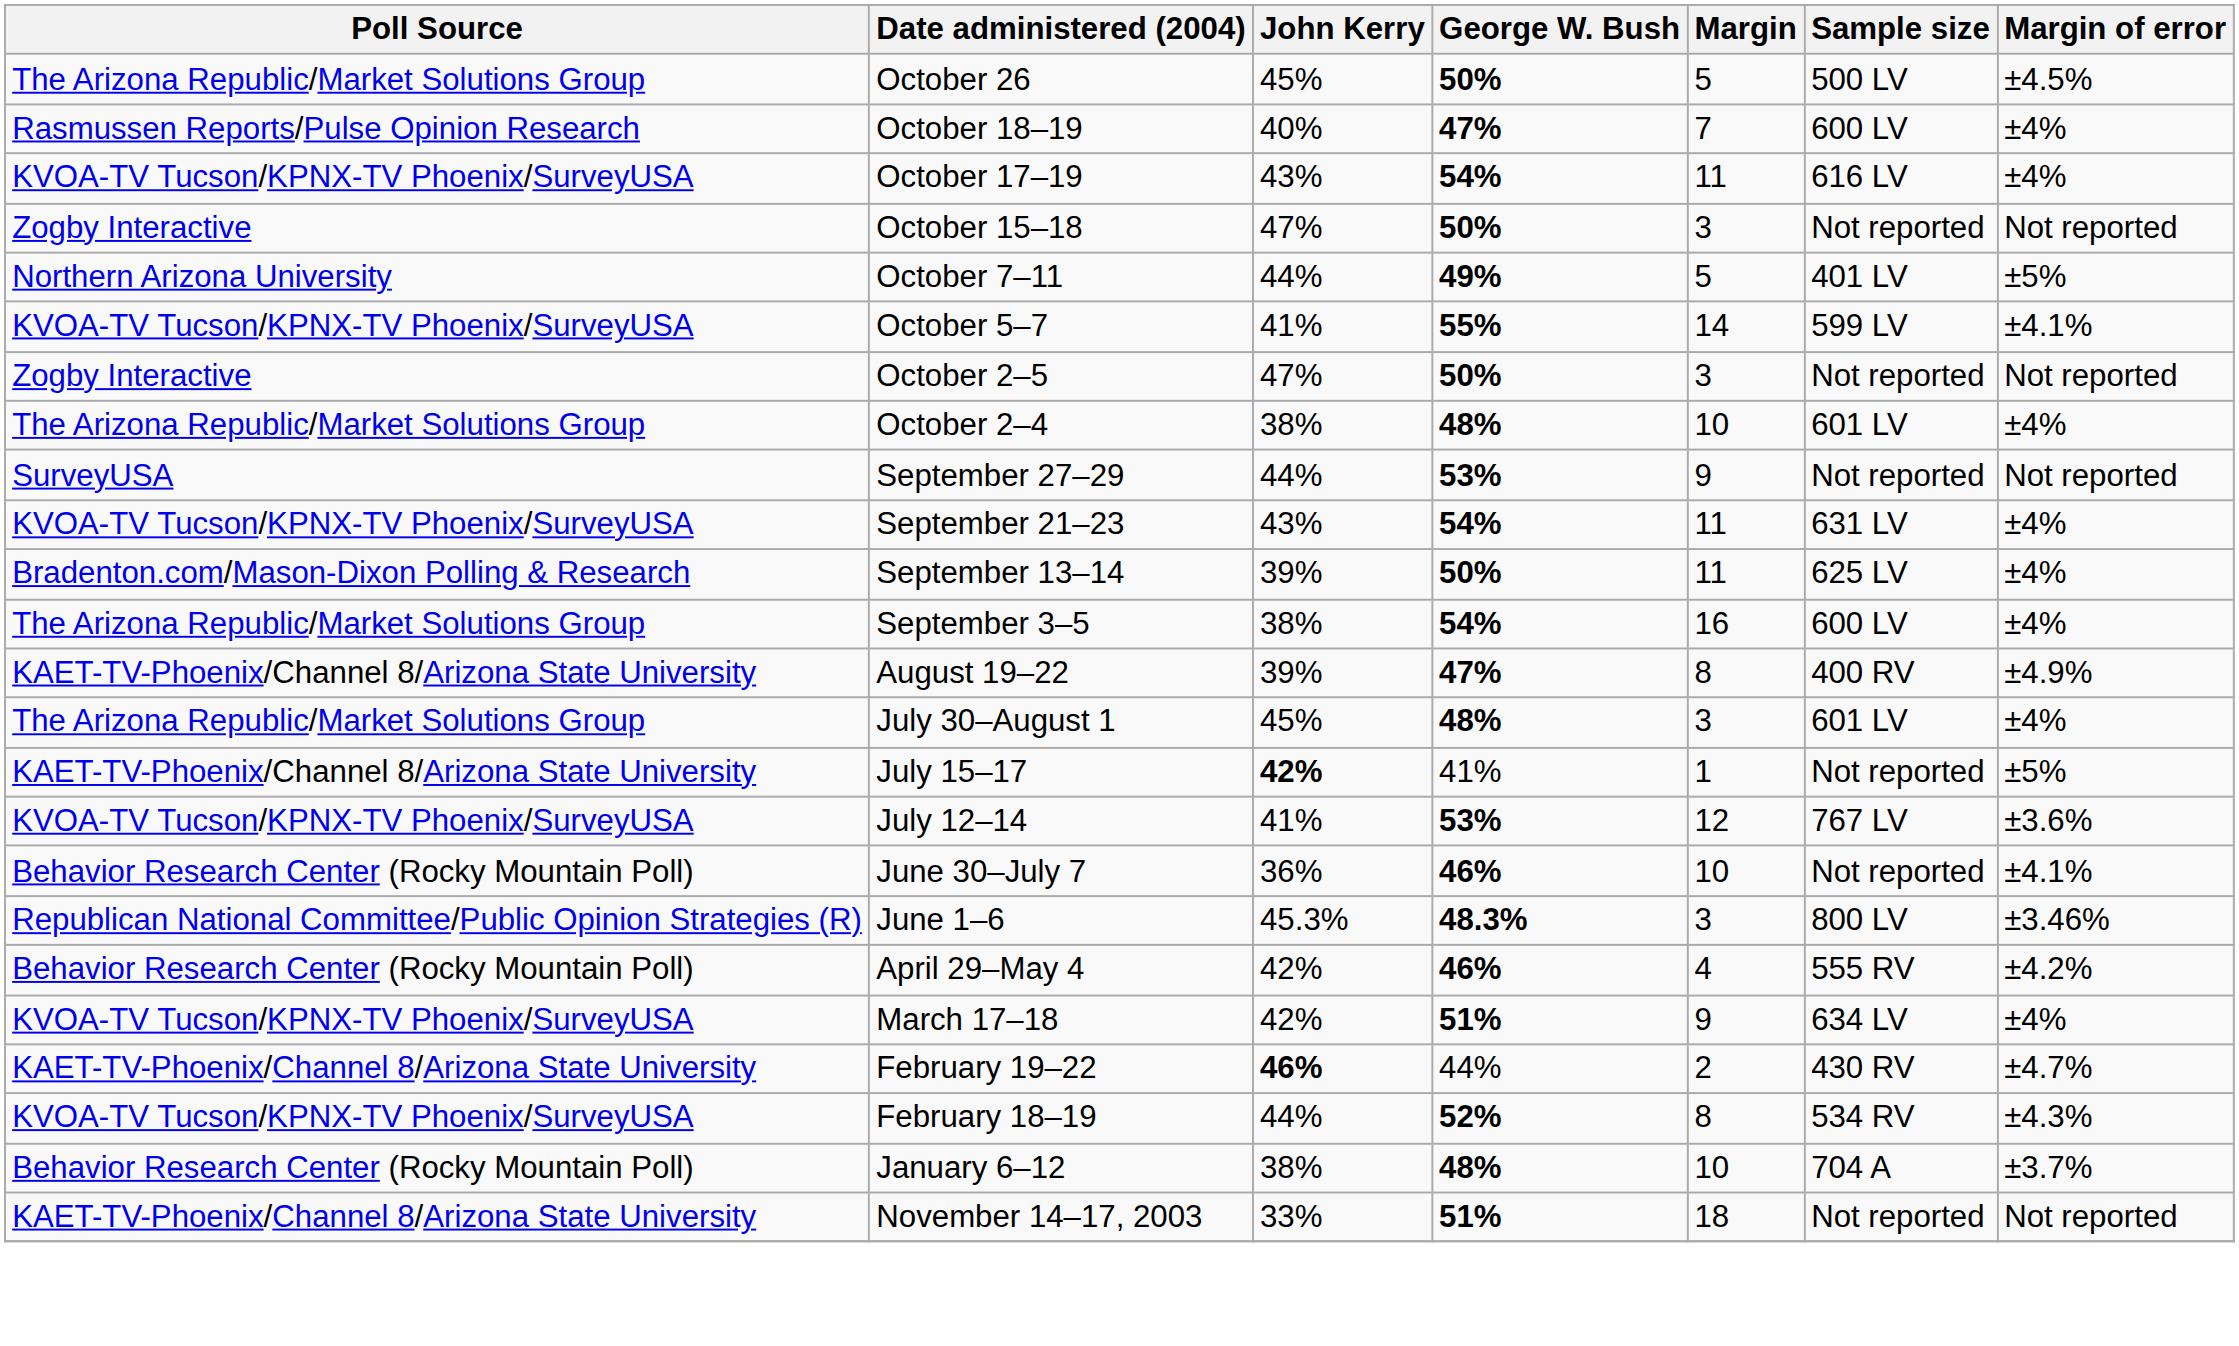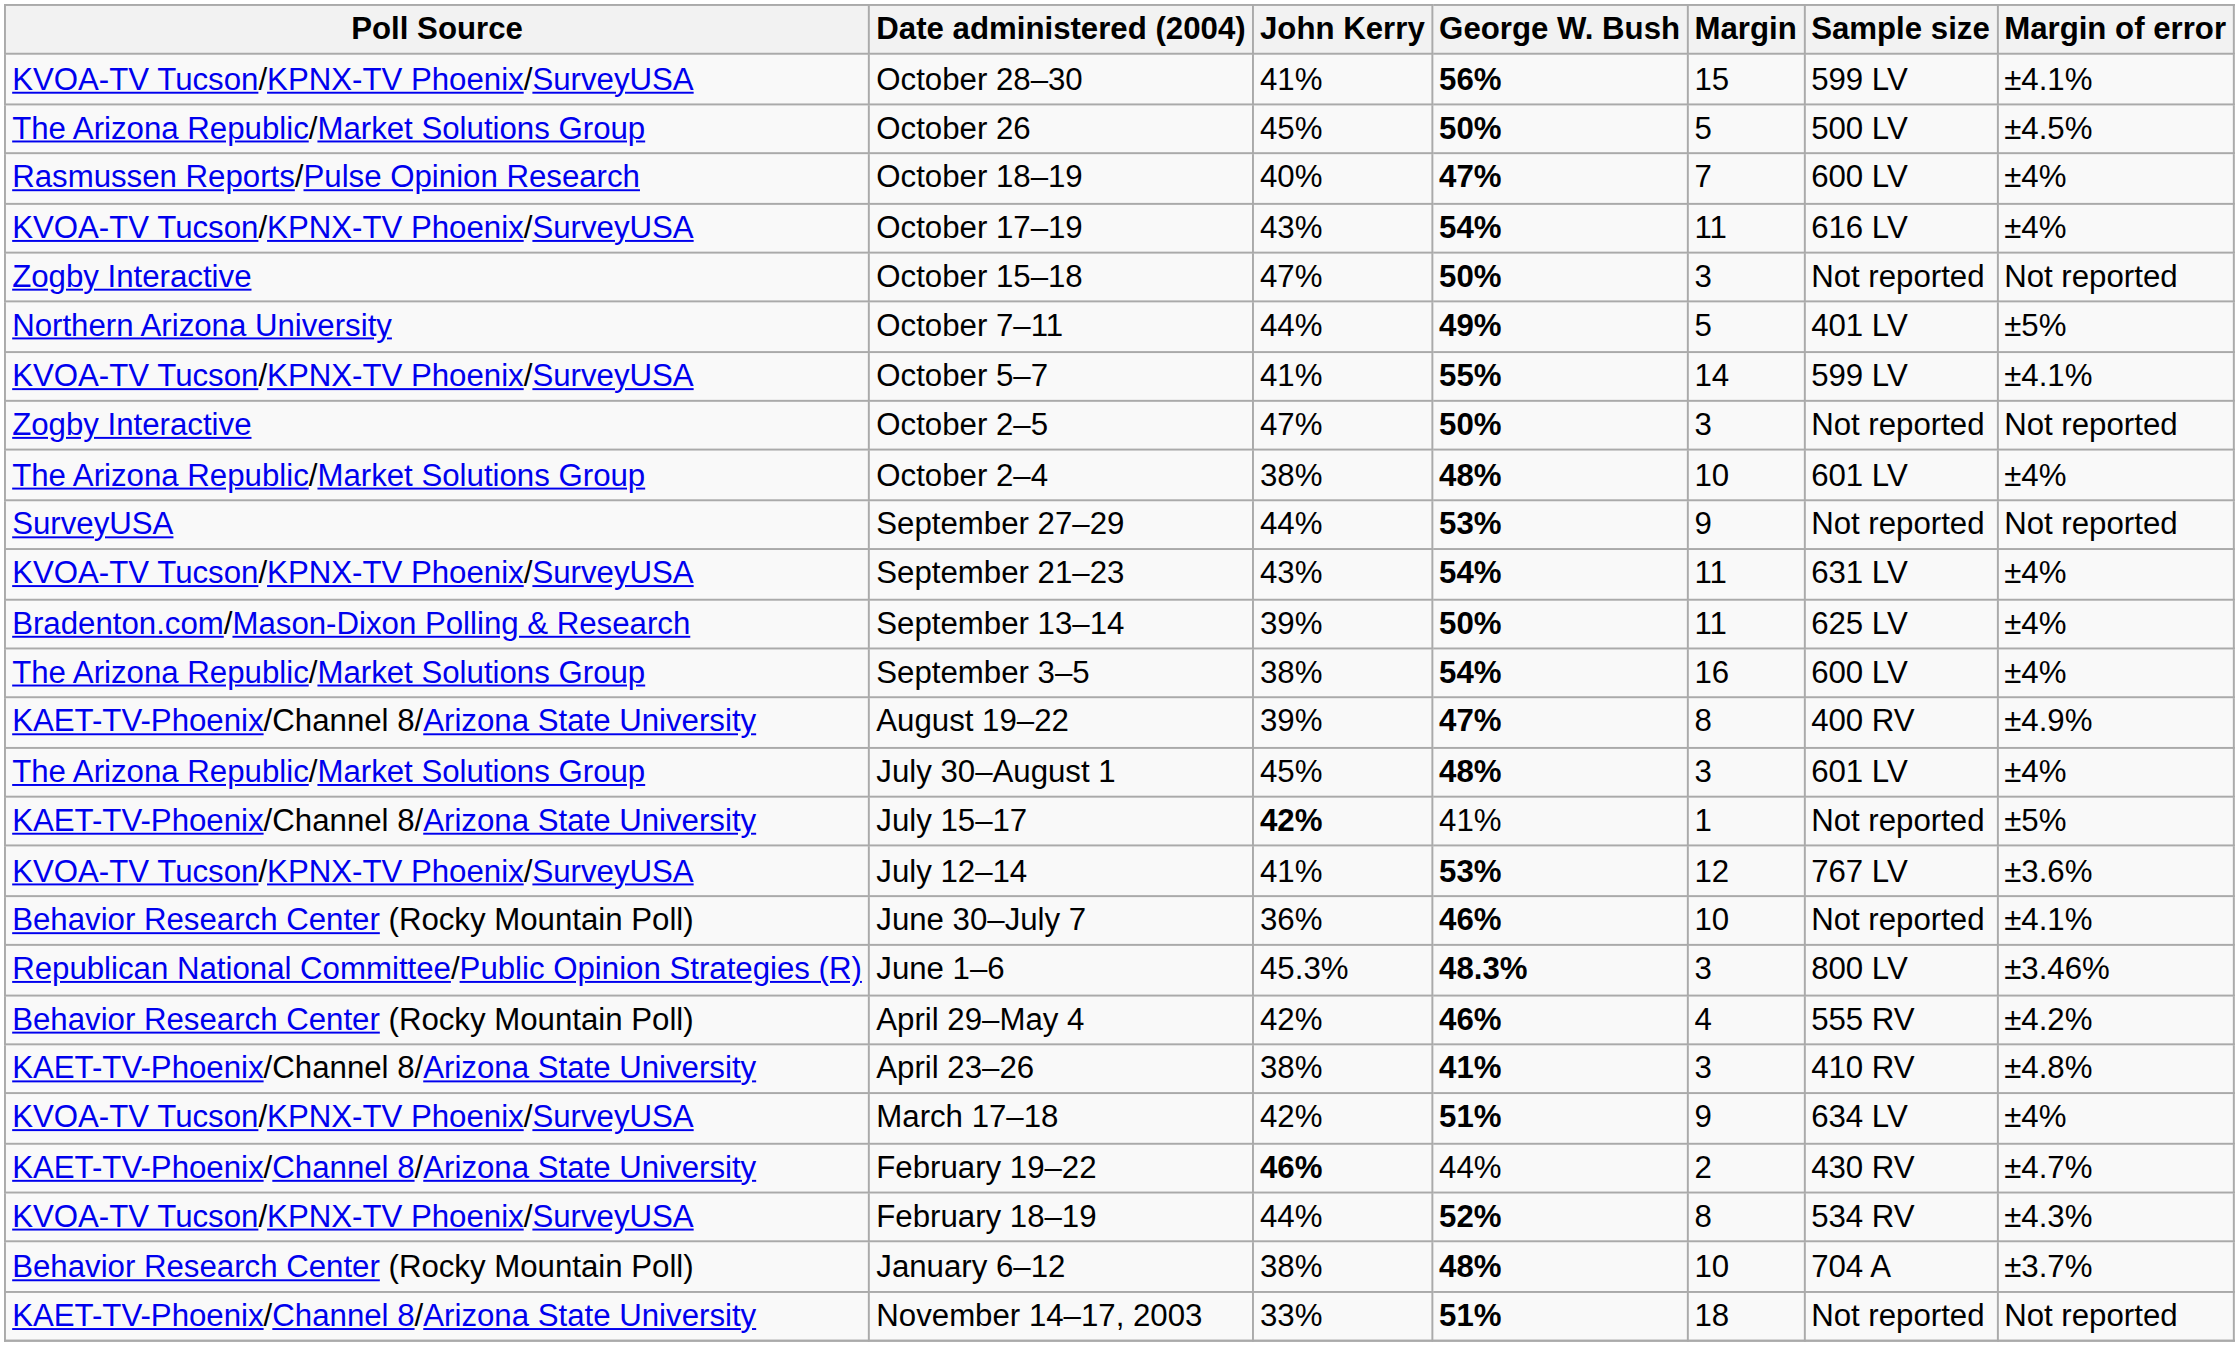+ row: (980, 78)
+ row: (955, 1068)
